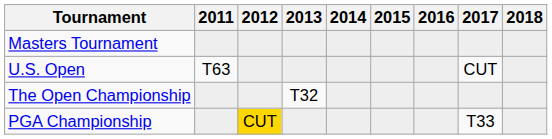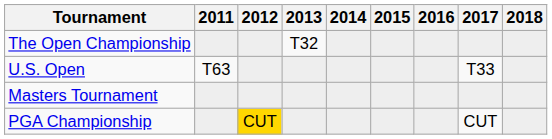rows swapped: (83, 44) <-> (100, 96)
(480, 70) CUT -> (480, 70) T33
(480, 122) T33 -> (480, 122) CUT
